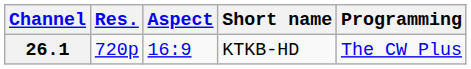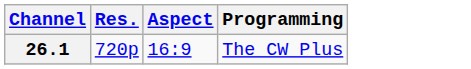- column: (277, 20)
